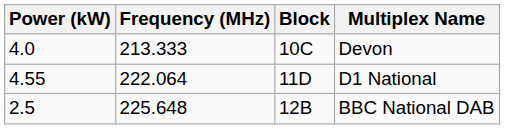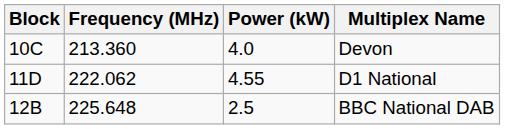columns swapped: (304, 19) <-> (60, 19)
(153, 49) 213.333 -> (102, 49) 213.360
(153, 78) 222.064 -> (102, 78) 222.062
